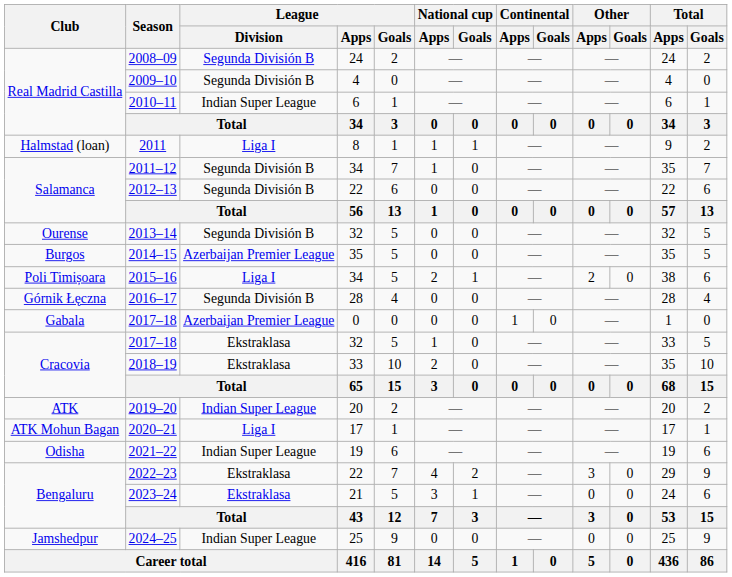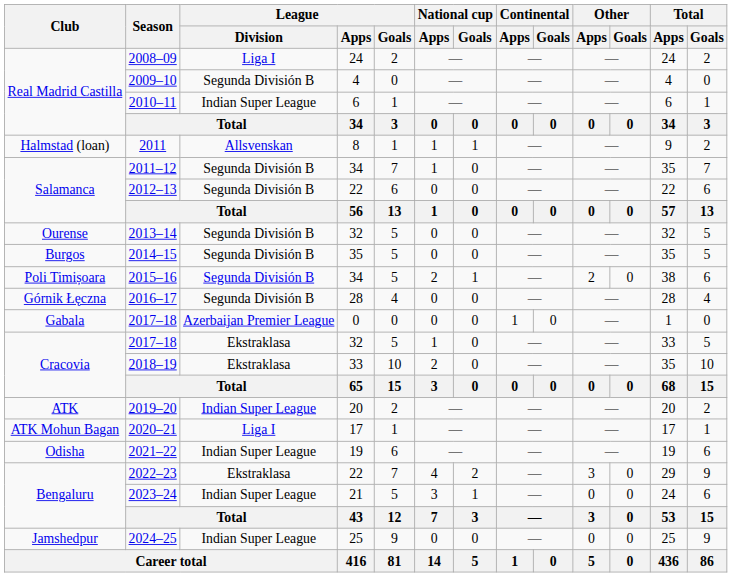(259, 59) Segunda División B -> (259, 59) Liga I
(259, 146) Liga I -> (259, 146) Allsvenskan
(259, 255) Azerbaijan Premier League -> (259, 255) Segunda División B
(259, 277) Liga I -> (259, 277) Segunda División B
(259, 495) Ekstraklasa -> (259, 495) Indian Super League
